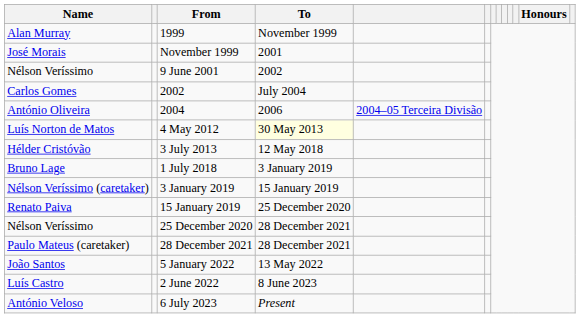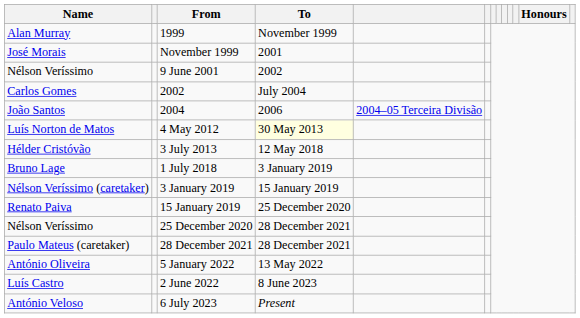(49, 110) António Oliveira -> (36, 110) João Santos
(36, 264) João Santos -> (49, 264) António Oliveira
